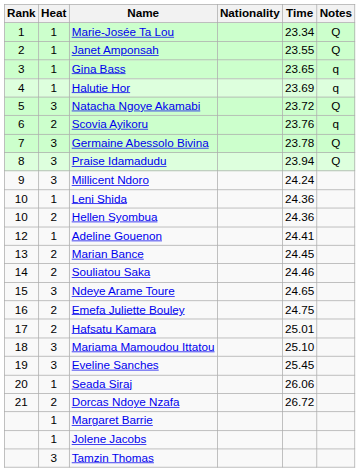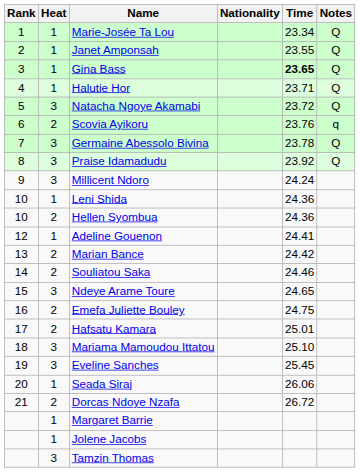(300, 69) normal -> (300, 69) bold
(336, 69) q -> (336, 69) Q
(300, 87) 23.69 -> (300, 87) 23.71
(336, 87) q -> (336, 87) Q
(300, 161) 23.94 -> (300, 161) 23.92
(300, 254) 24.45 -> (300, 254) 24.42
